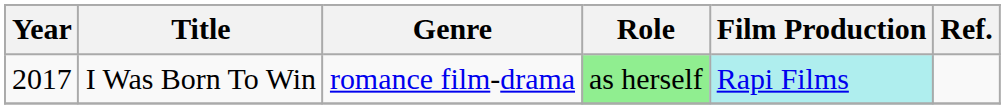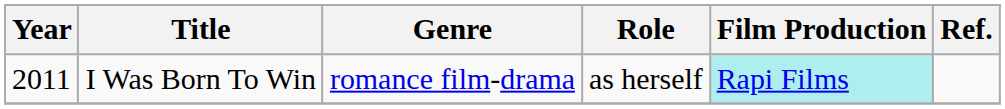(42, 78) 2017 -> (41, 78) 2011
(646, 78) lightgreen background -> (646, 78) no background
